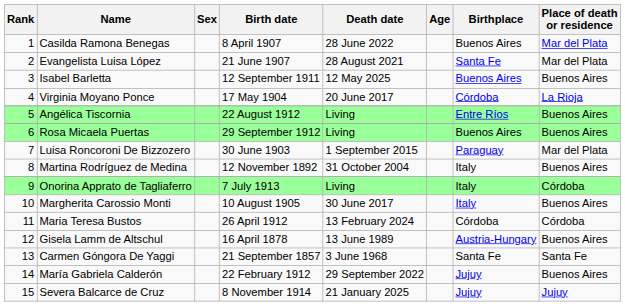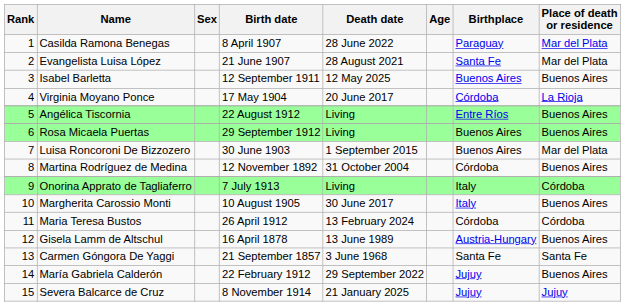(488, 43) Buenos Aires -> (479, 43) Paraguay
(479, 150) Paraguay -> (488, 150) Buenos Aires
(466, 168) Italy -> (477, 168) Córdoba
